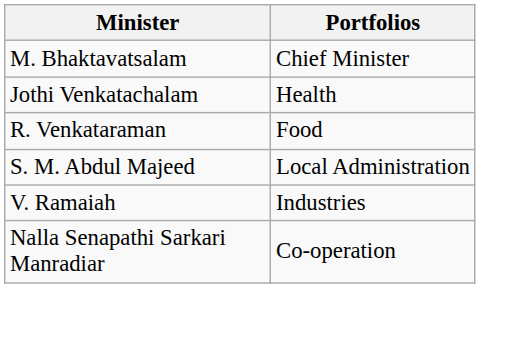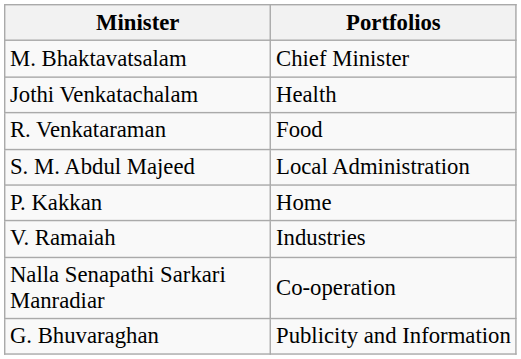+ row: (56, 202)
+ row: (84, 336)
